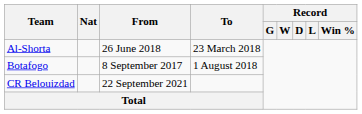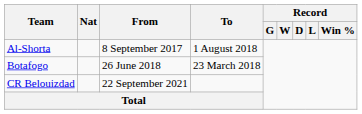(131, 48) 26 June 2018 -> (142, 48) 8 September 2017
(227, 48) 23 March 2018 -> (225, 48) 1 August 2018
(142, 65) 8 September 2017 -> (131, 65) 26 June 2018
(225, 65) 1 August 2018 -> (227, 65) 23 March 2018
